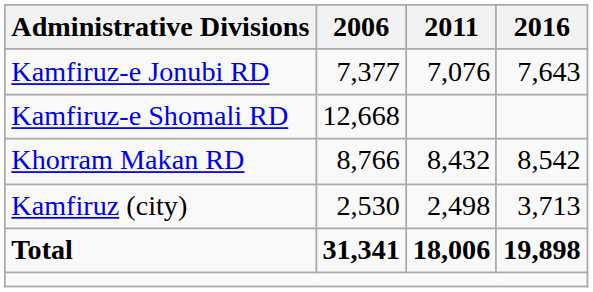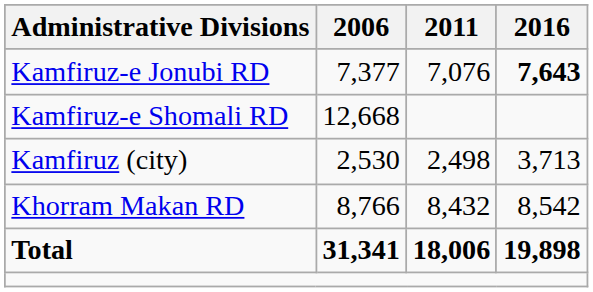(549, 71) normal -> (549, 71) bold
rows swapped: (128, 160) <-> (99, 205)
